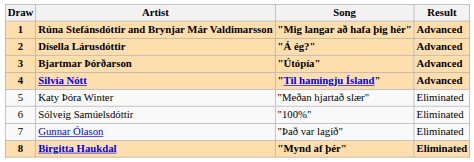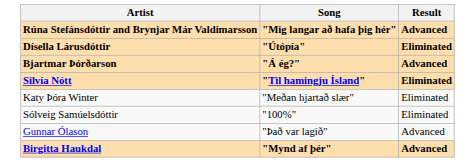- column: (20, 13)
(296, 47) "Á ég?" -> (284, 47) "Útópía"
(440, 47) Advanced -> (427, 47) Eliminated
(299, 64) "Útópía" -> (281, 64) "Á ég?"
(440, 81) Advanced -> (427, 81) Eliminated
(440, 132) Eliminated -> (423, 132) Advanced
(442, 149) Eliminated -> (424, 149) Advanced
